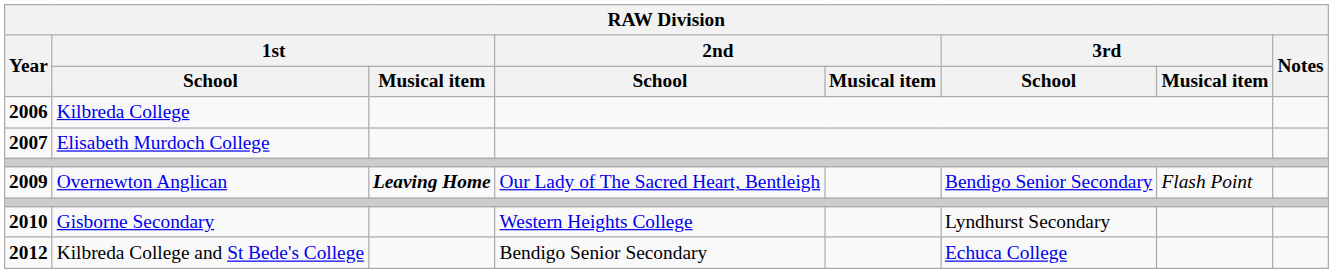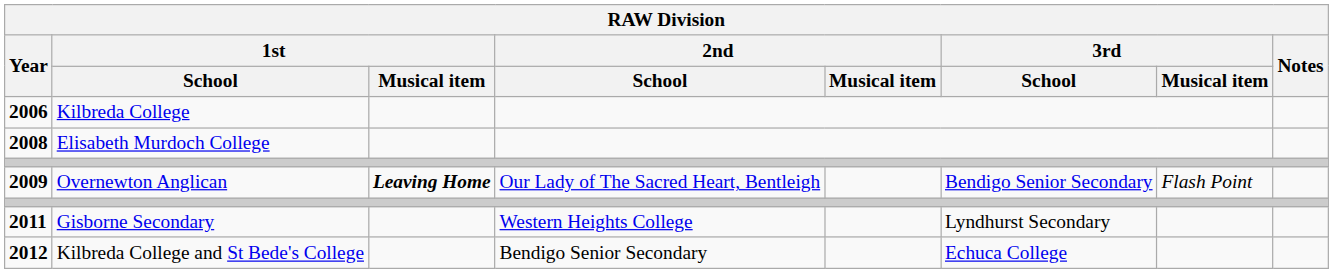(28, 142) 2007 -> (28, 142) 2008
(28, 221) 2010 -> (28, 221) 2011
